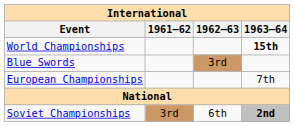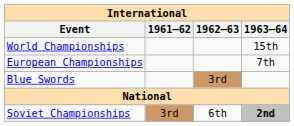(266, 46) bold -> (266, 46) normal
rows swapped: (75, 80) <-> (41, 63)
